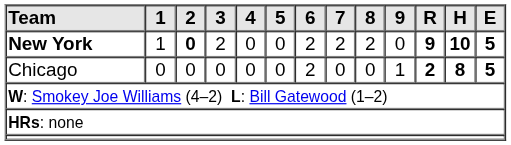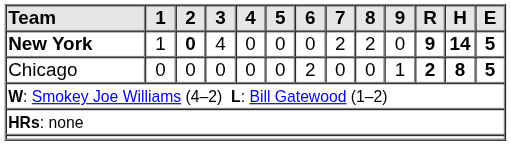(220, 44) 2 -> (220, 44) 4
(310, 44) 2 -> (310, 44) 0
(460, 44) 10 -> (460, 44) 14
